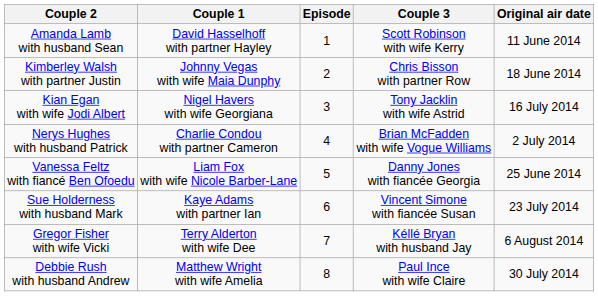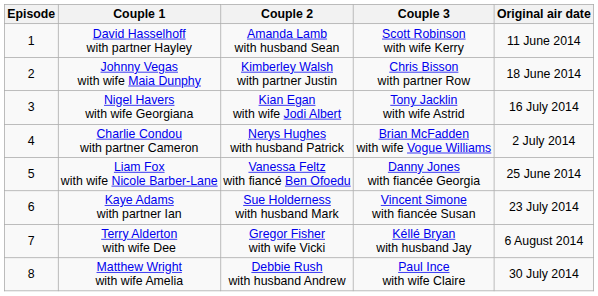columns swapped: (327, 14) <-> (71, 14)
